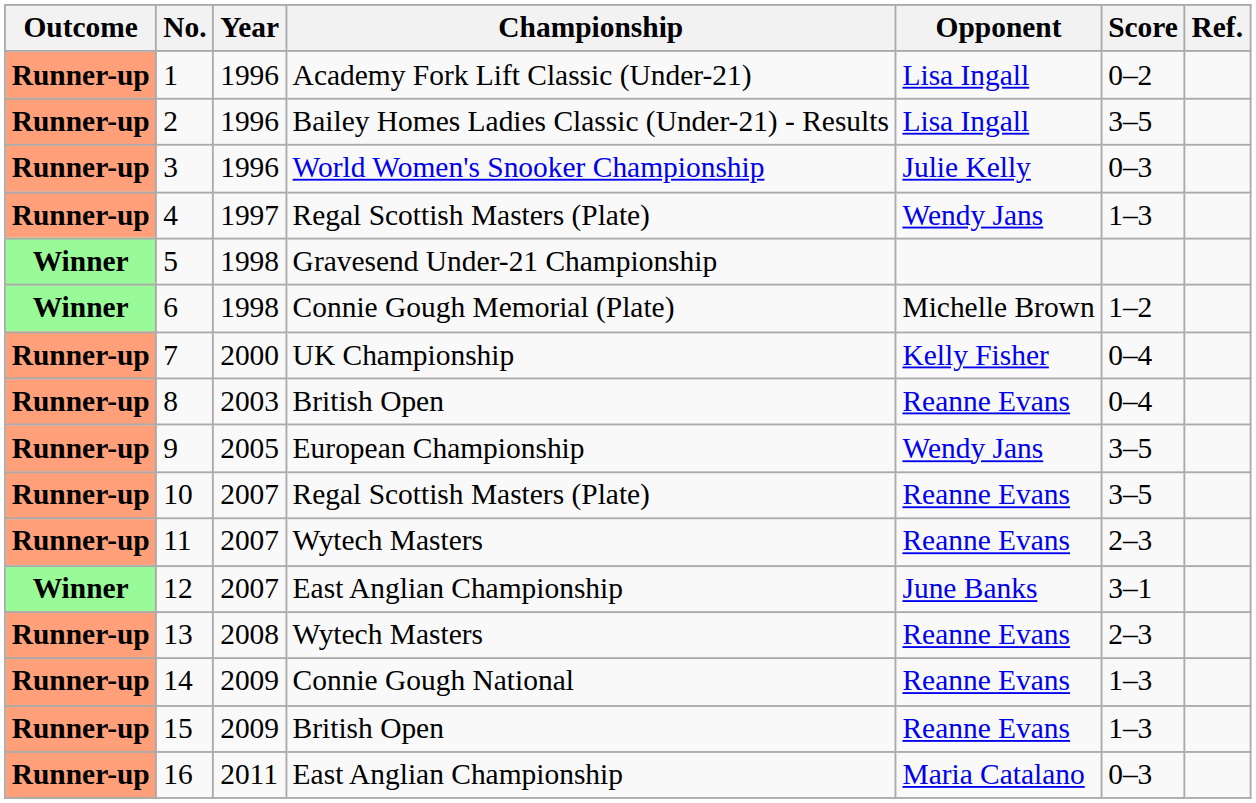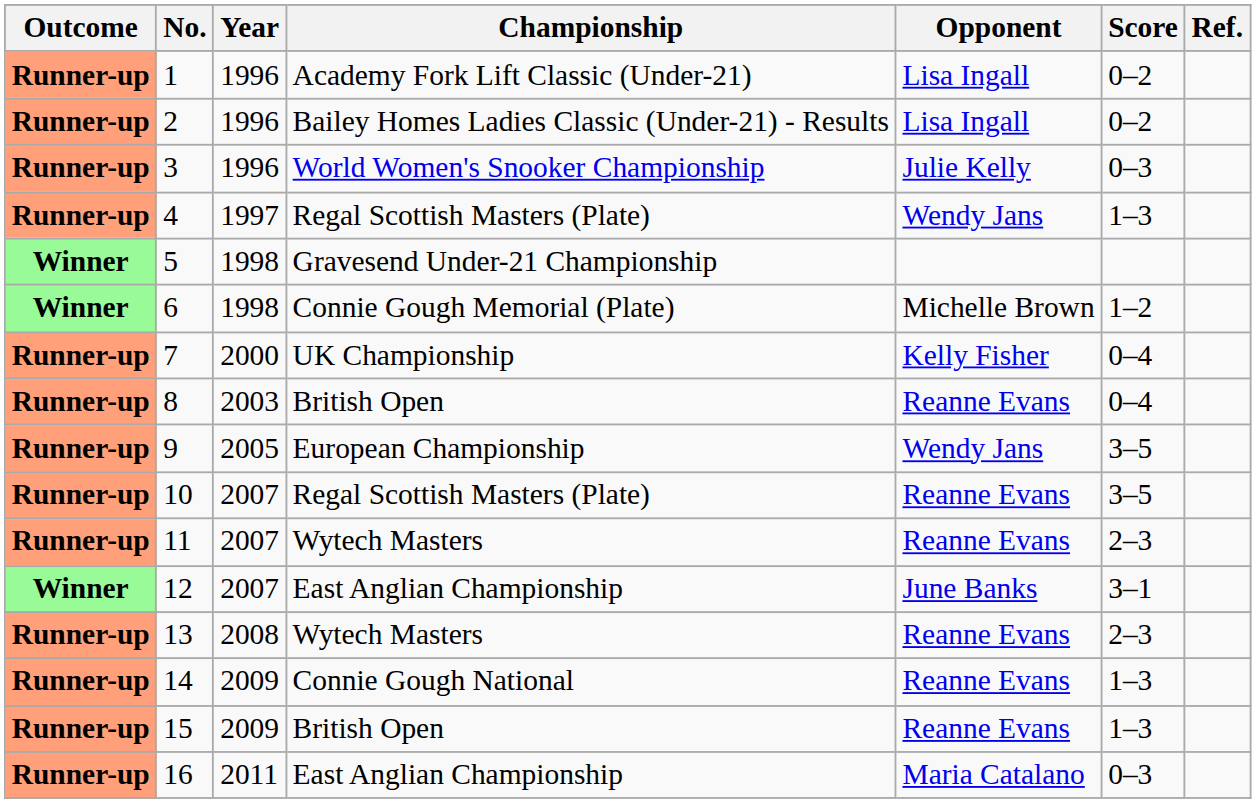(1130, 121) 3–5 -> (1130, 121) 0–2
